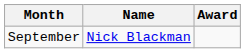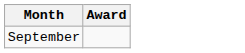- column: (139, 15)
